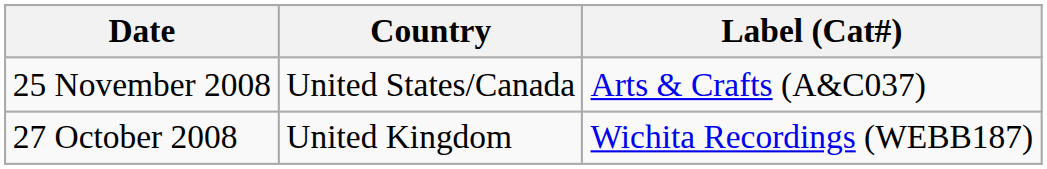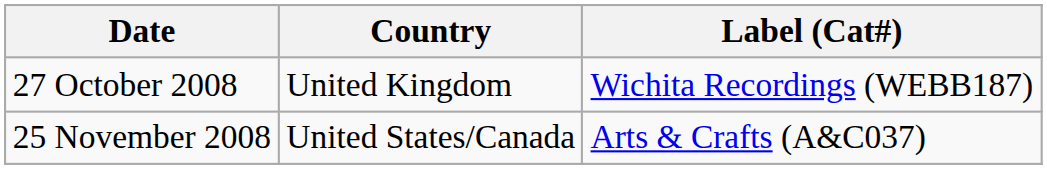rows swapped: (125, 137) <-> (142, 84)
